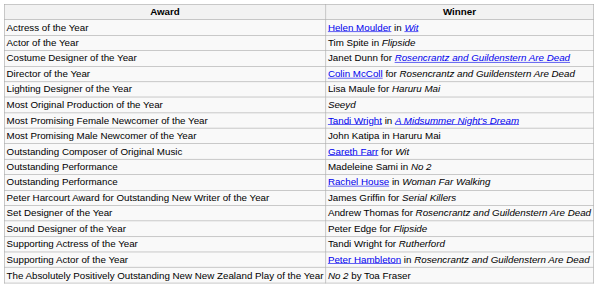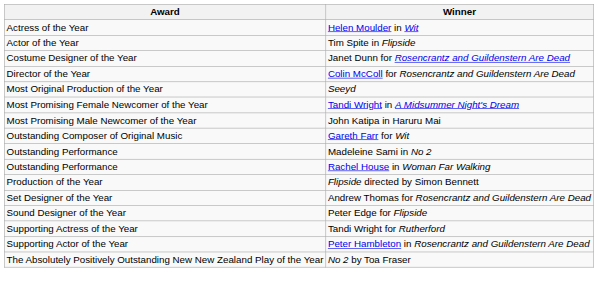- row: (384, 89)
- row: (392, 197)
+ row: (403, 182)
